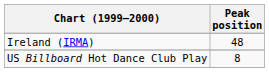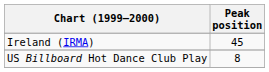(237, 42) 48 -> (237, 42) 45
